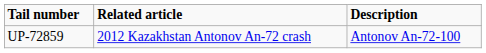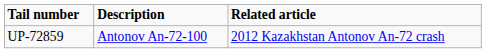columns swapped: (384, 15) <-> (140, 15)
